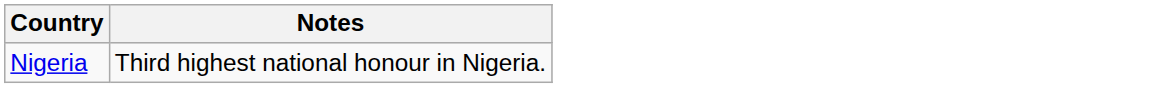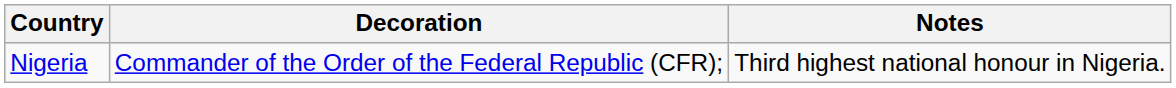+ column: (419, 23)
